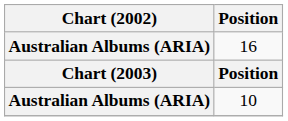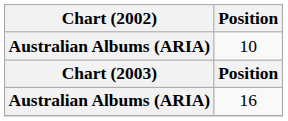rows swapped: (248, 101) <-> (248, 45)
